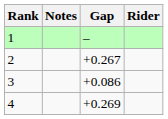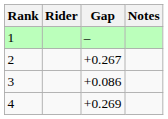columns swapped: (143, 15) <-> (61, 15)
